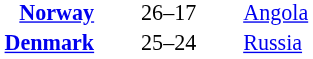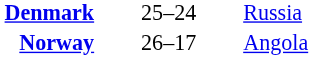rows swapped: (49, 43) <-> (57, 12)
